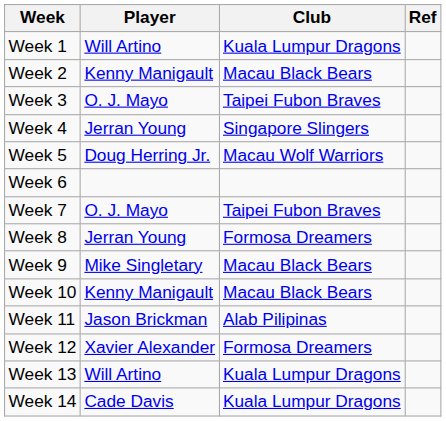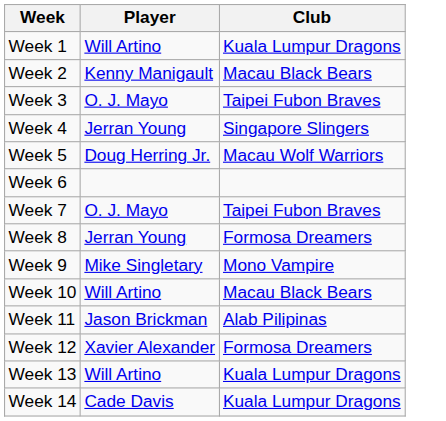- column: (423, 18)
(297, 264) Macau Black Bears -> (279, 264) Mono Vampire
(149, 292) Kenny Manigault -> (123, 292) Will Artino
